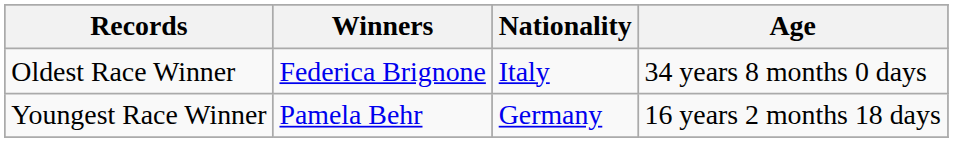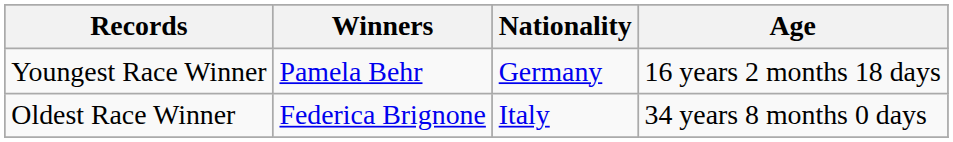rows swapped: (123, 70) <-> (139, 114)
